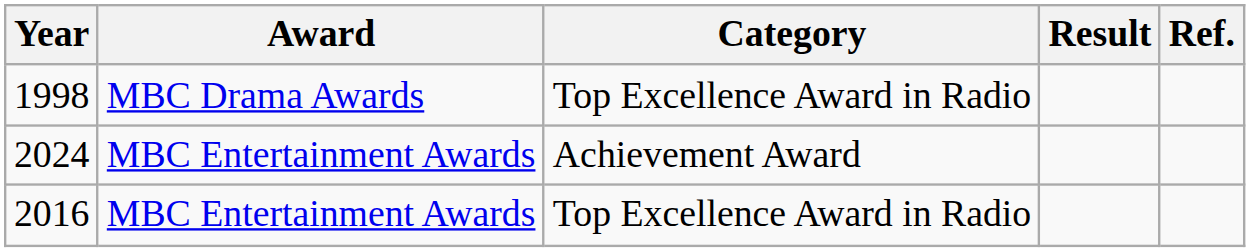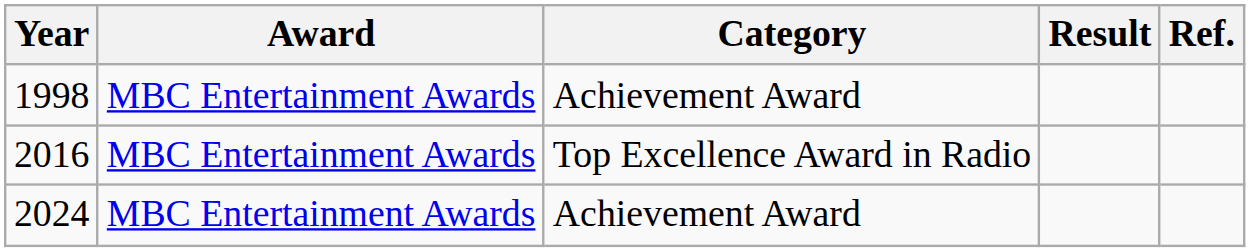(266, 94) MBC Drama Awards -> (321, 94) MBC Entertainment Awards
(792, 94) Top Excellence Award in Radio -> (707, 94) Achievement Award
rows swapped: (52, 214) <-> (52, 154)
